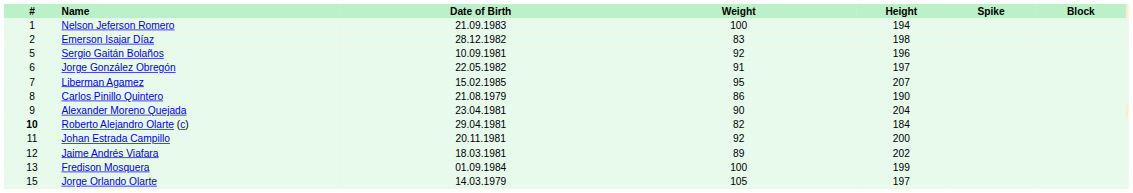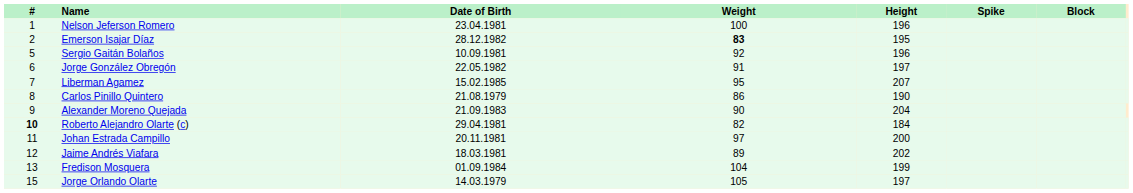(481, 25) 21.09.1983 -> (481, 25) 23.04.1981
(901, 25) 194 -> (901, 25) 196
(739, 40) normal -> (739, 40) bold
(901, 40) 198 -> (901, 40) 195
(481, 110) 23.04.1981 -> (481, 110) 21.09.1983
(739, 139) 92 -> (739, 139) 97
(739, 167) 100 -> (739, 167) 104
